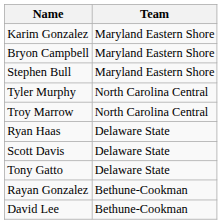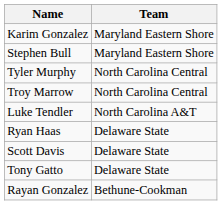- row: (48, 53)
+ row: (40, 111)
- row: (33, 209)
